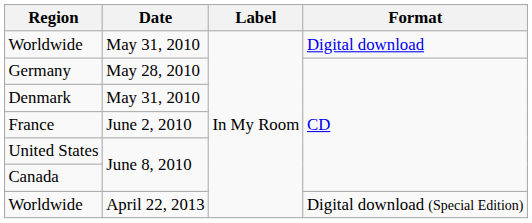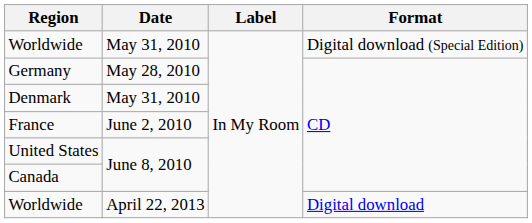(366, 44) Digital download -> (415, 44) Digital download (Special Edition)
(415, 204) Digital download (Special Edition) -> (366, 204) Digital download
